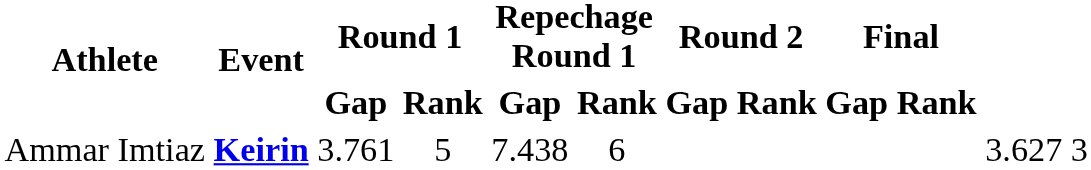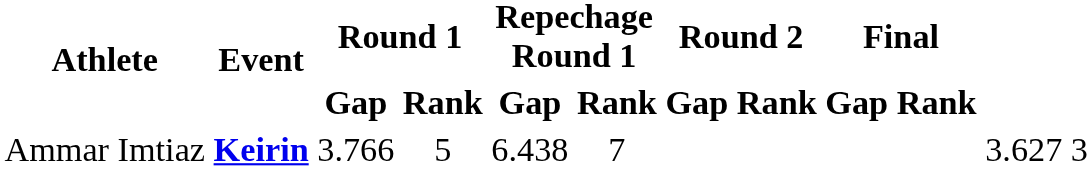(356, 149) 3.761 -> (356, 149) 3.766
(530, 149) 7.438 -> (530, 149) 6.438
(617, 149) 6 -> (617, 149) 7
